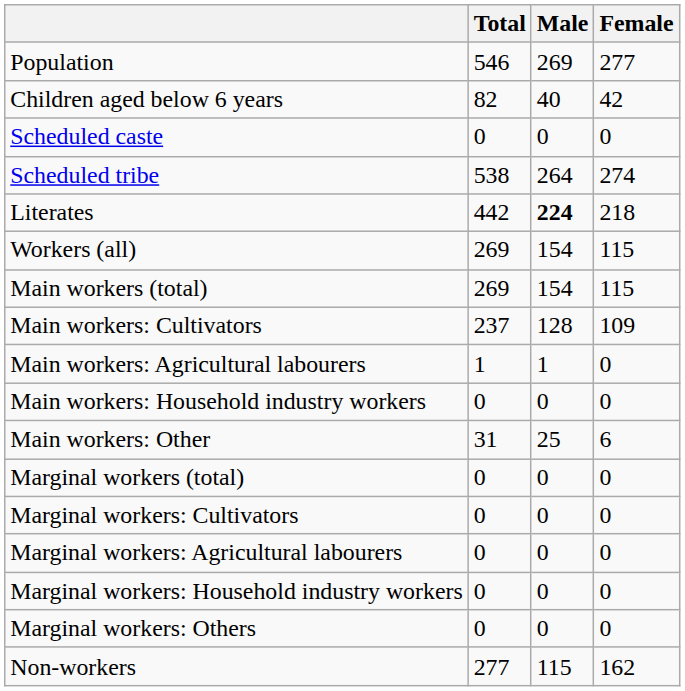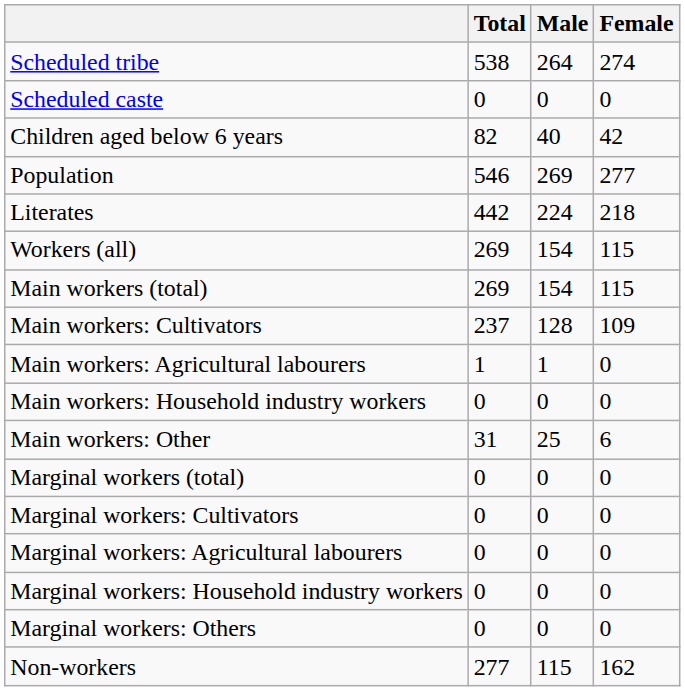rows swapped: (62, 61) <-> (85, 174)
rows swapped: (147, 99) <-> (87, 136)
(555, 212) bold -> (555, 212) normal
